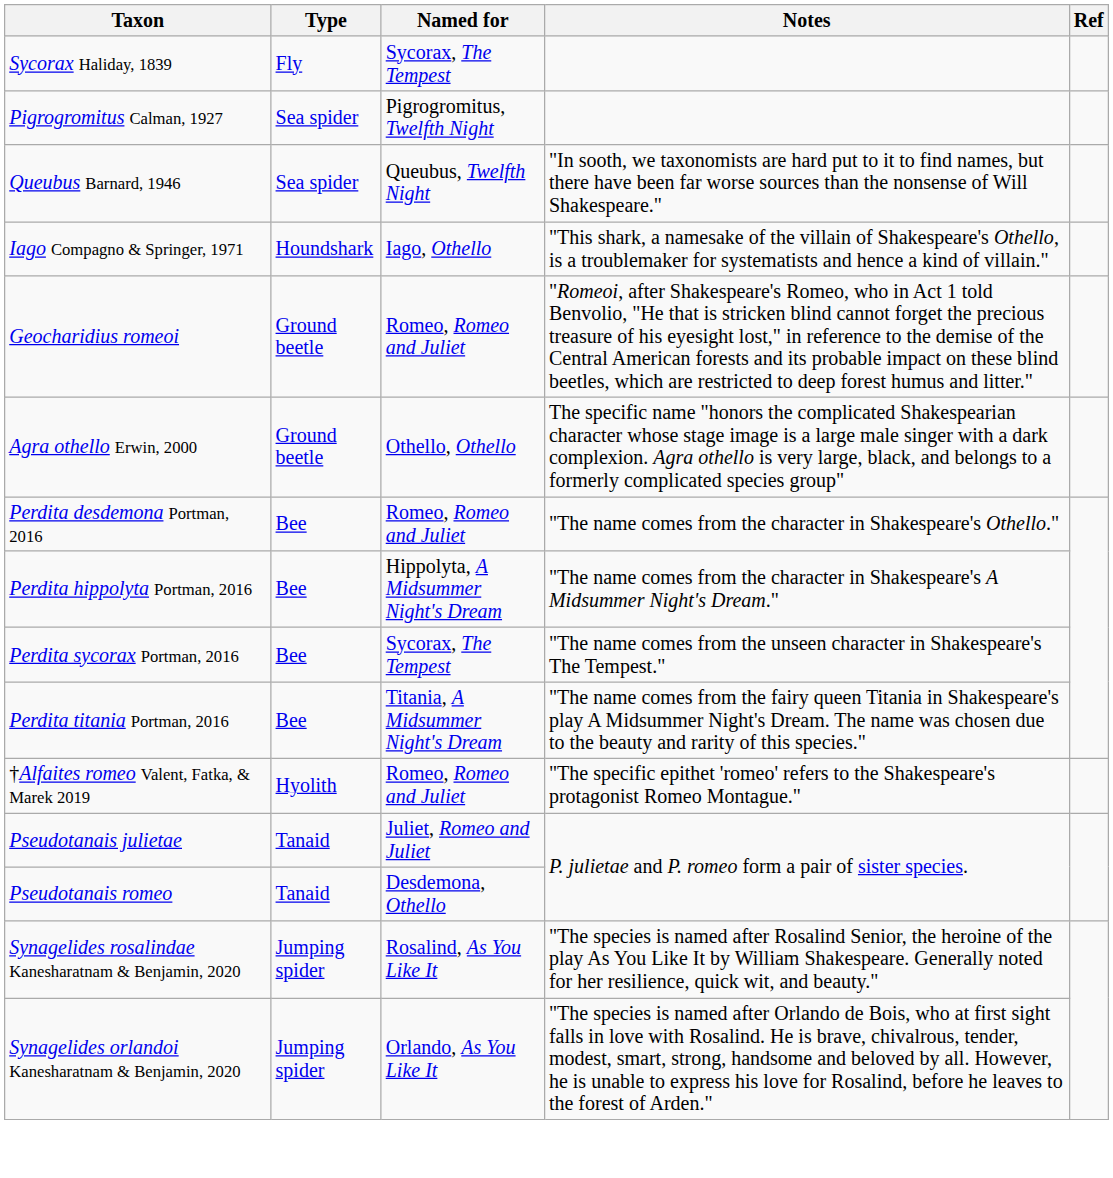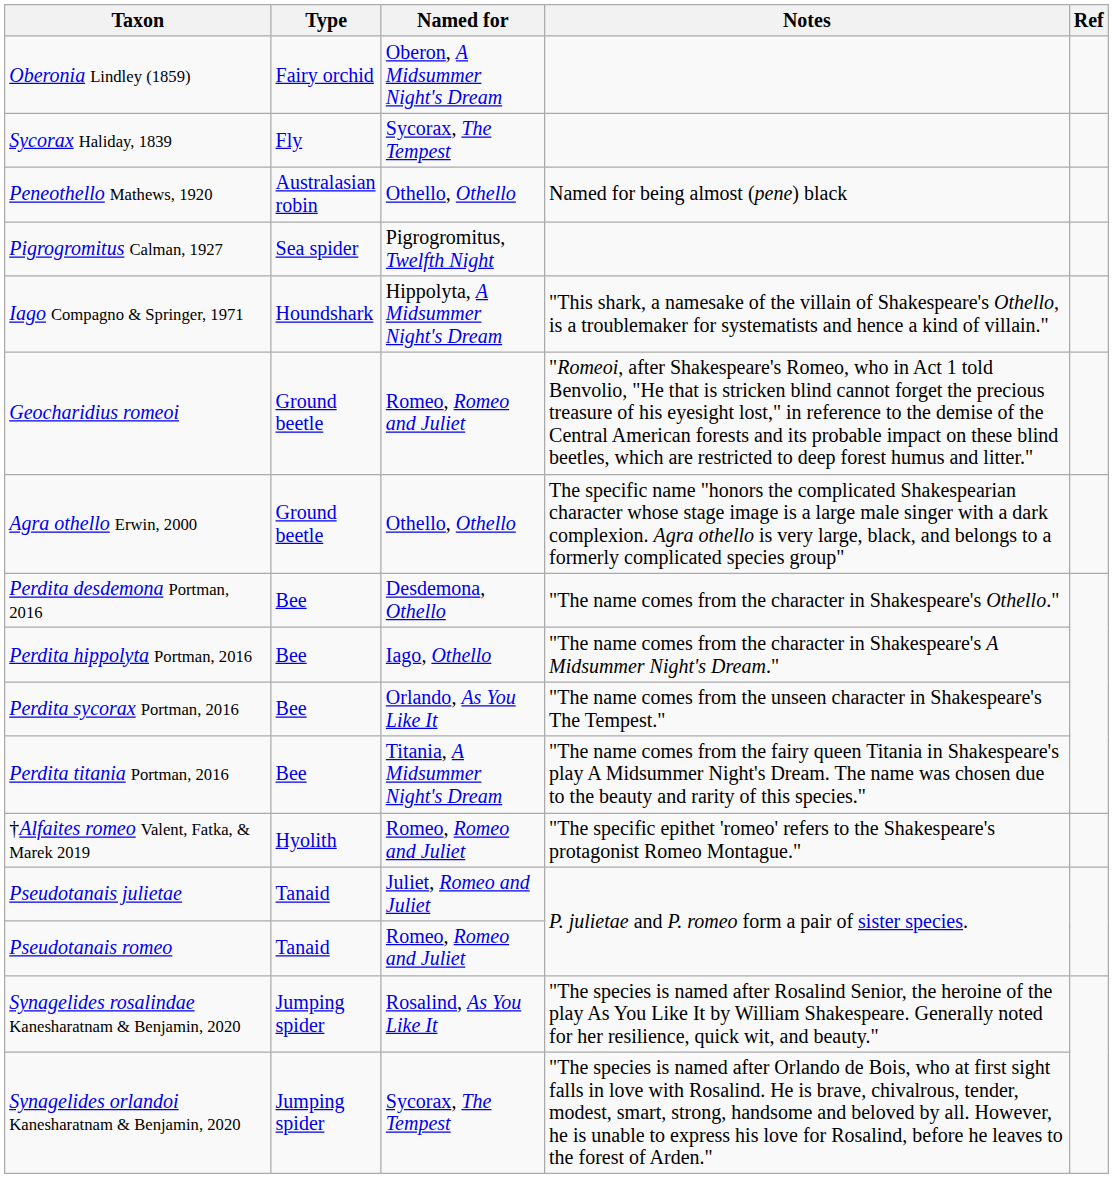+ row: (100, 74)
+ row: (111, 194)
- row: (95, 183)
(438, 248) Iago, Othello -> (444, 313) Hippolyta, A Midsummer Night's Dream
(447, 523) Romeo, Romeo and Juliet -> (436, 600) Desdemona, Othello
(444, 589) Hippolyta, A Midsummer Night's Dream -> (439, 654) Iago, Othello
(438, 654) Sycorax, The Tempest -> (451, 708) Orlando, As You Like It
(435, 893) Desdemona, Othello -> (447, 948) Romeo, Romeo and Juliet
(451, 1058) Orlando, As You Like It -> (439, 1112) Sycorax, The Tempest
